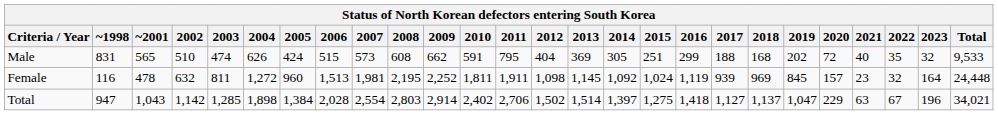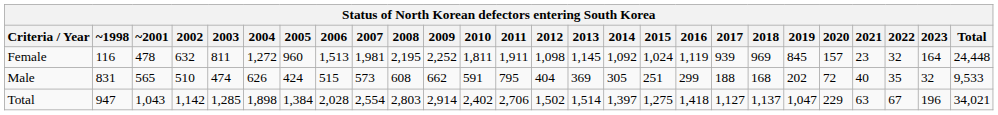rows swapped: (21, 57) <-> (27, 78)
